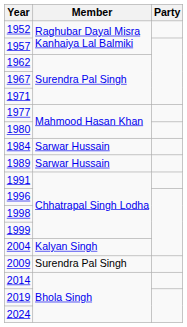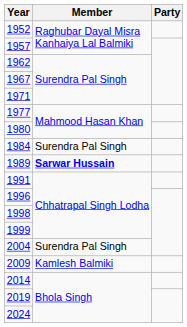(72, 146) Sarwar Hussain -> (81, 146) Surendra Pal Singh
(72, 163) normal -> (75, 163) bold
(66, 247) Kalyan Singh -> (81, 247) Surendra Pal Singh
(81, 264) Surendra Pal Singh -> (74, 264) Kamlesh Balmiki
